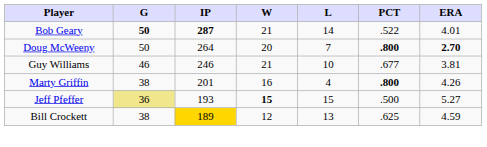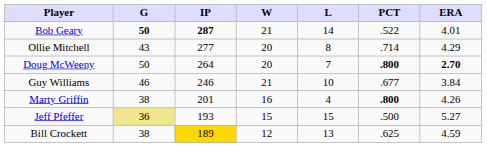+ row: (59, 47)
(451, 64) 3.81 -> (451, 82) 3.84
(267, 99) bold -> (267, 116) normal
